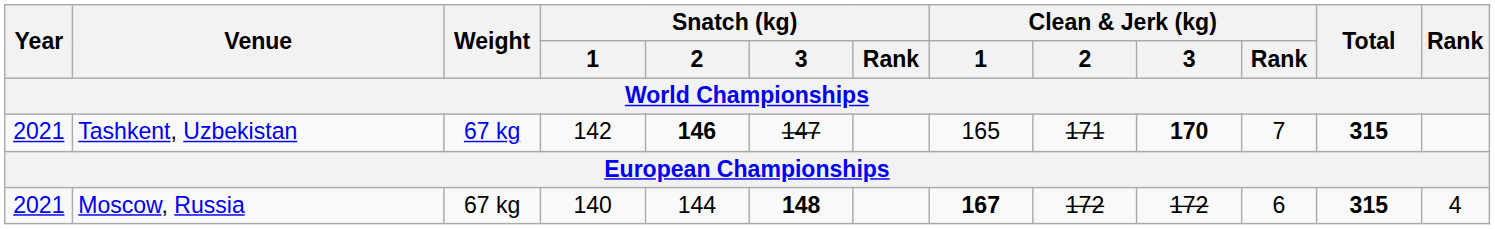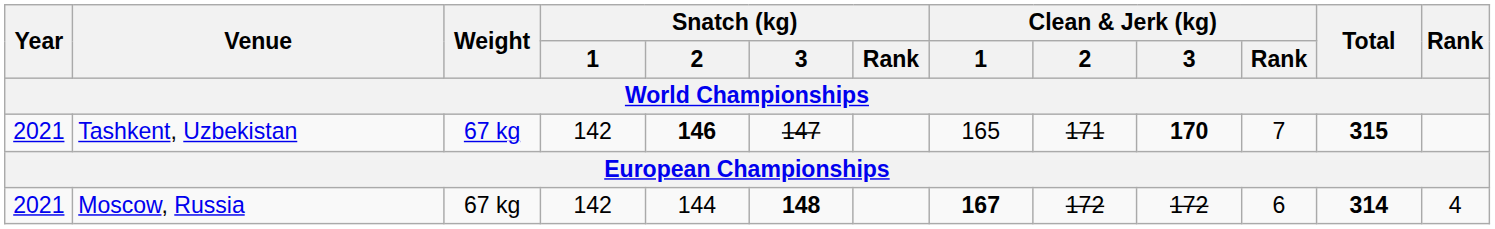(593, 205) 140 -> (593, 205) 142
(1369, 205) 315 -> (1369, 205) 314
